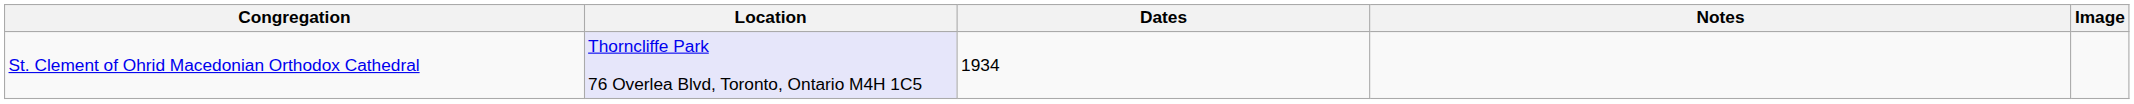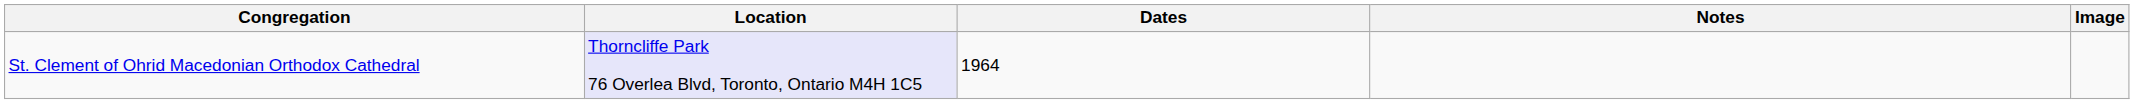(980, 65) 1934 -> (980, 65) 1964
